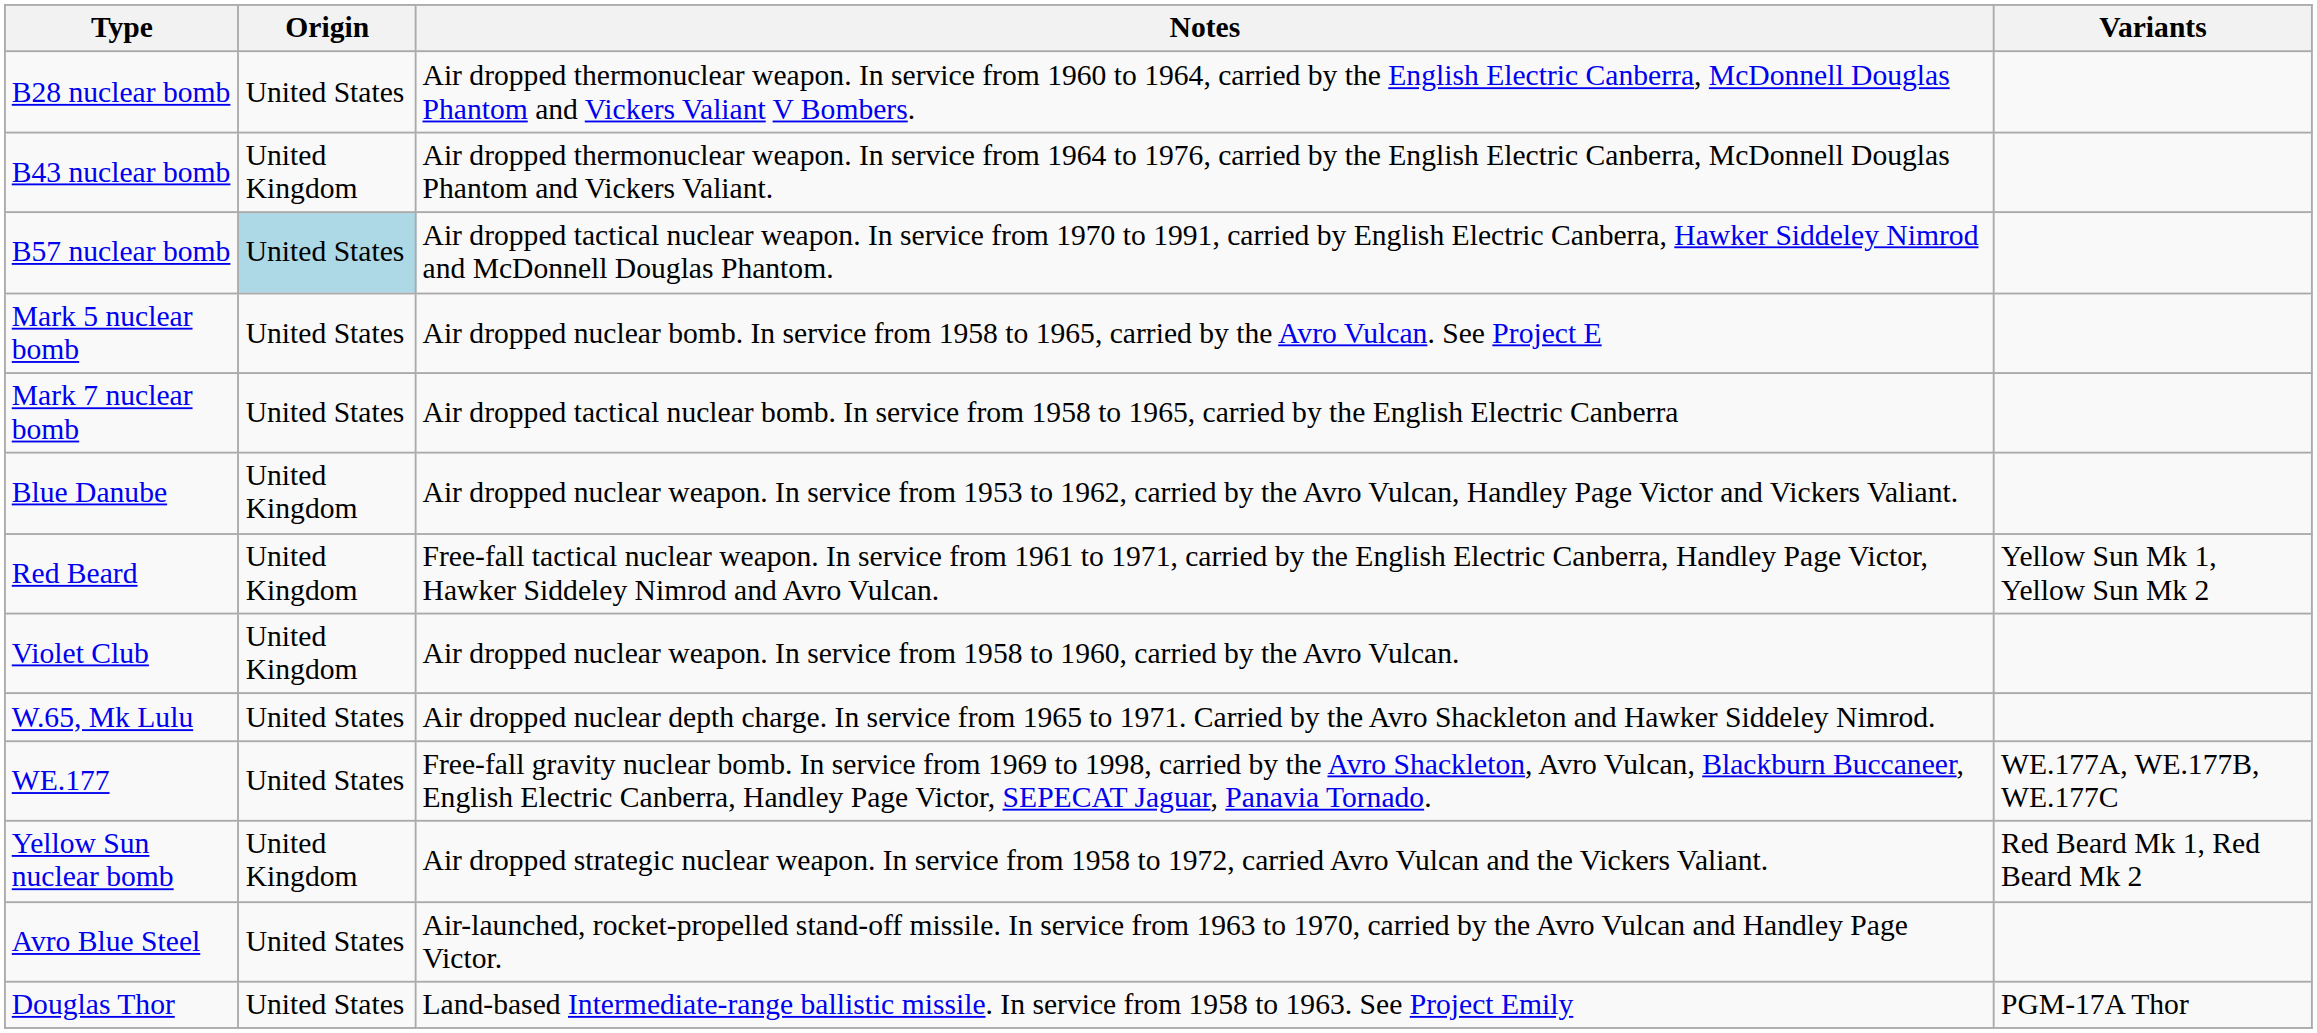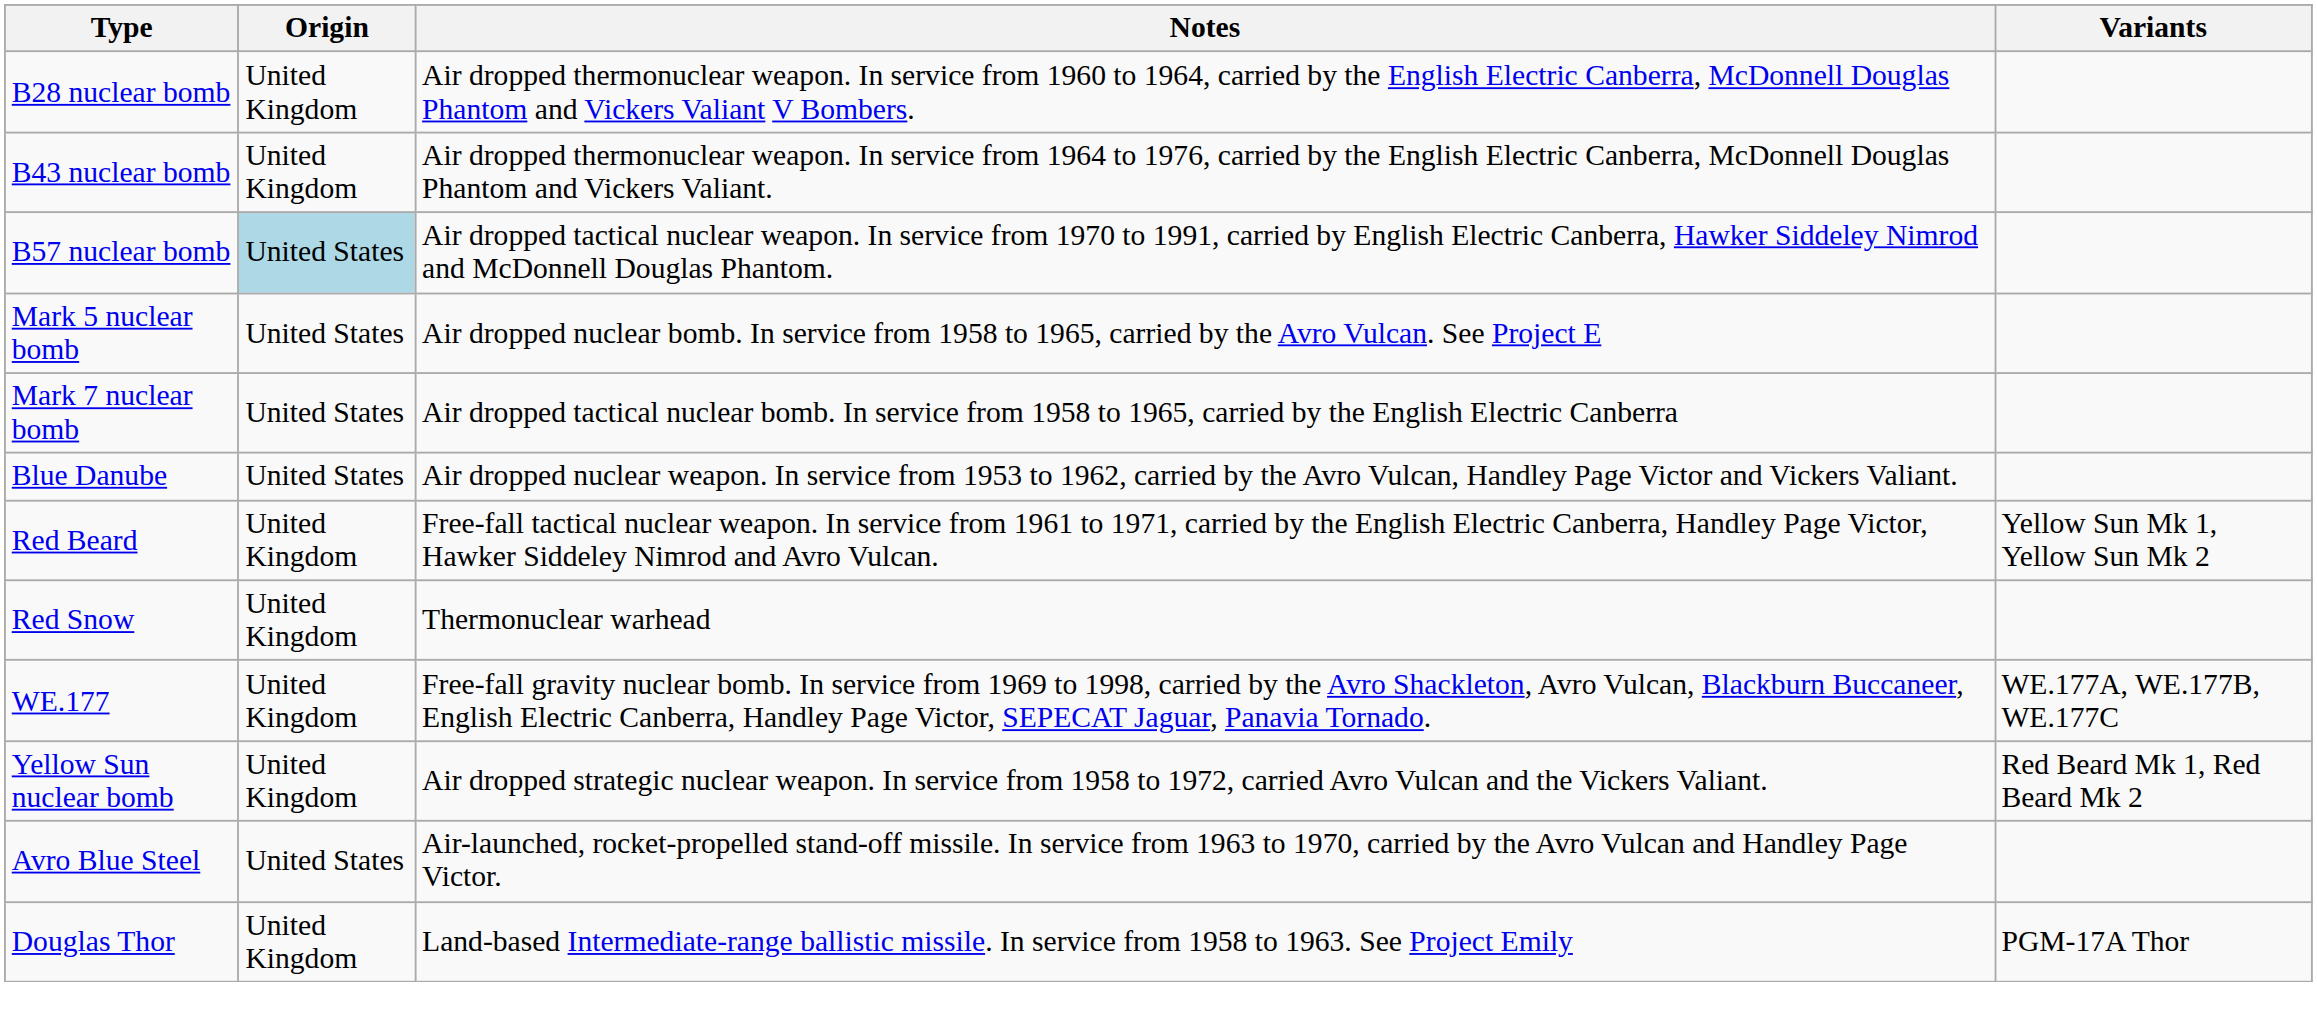(325, 91) United States -> (301, 91) United Kingdom
(302, 492) United Kingdom -> (325, 476) United States
+ row: (73, 619)
- row: (80, 653)
- row: (102, 716)
(325, 780) United States -> (301, 700) United Kingdom
(325, 1004) United States -> (301, 940) United Kingdom
